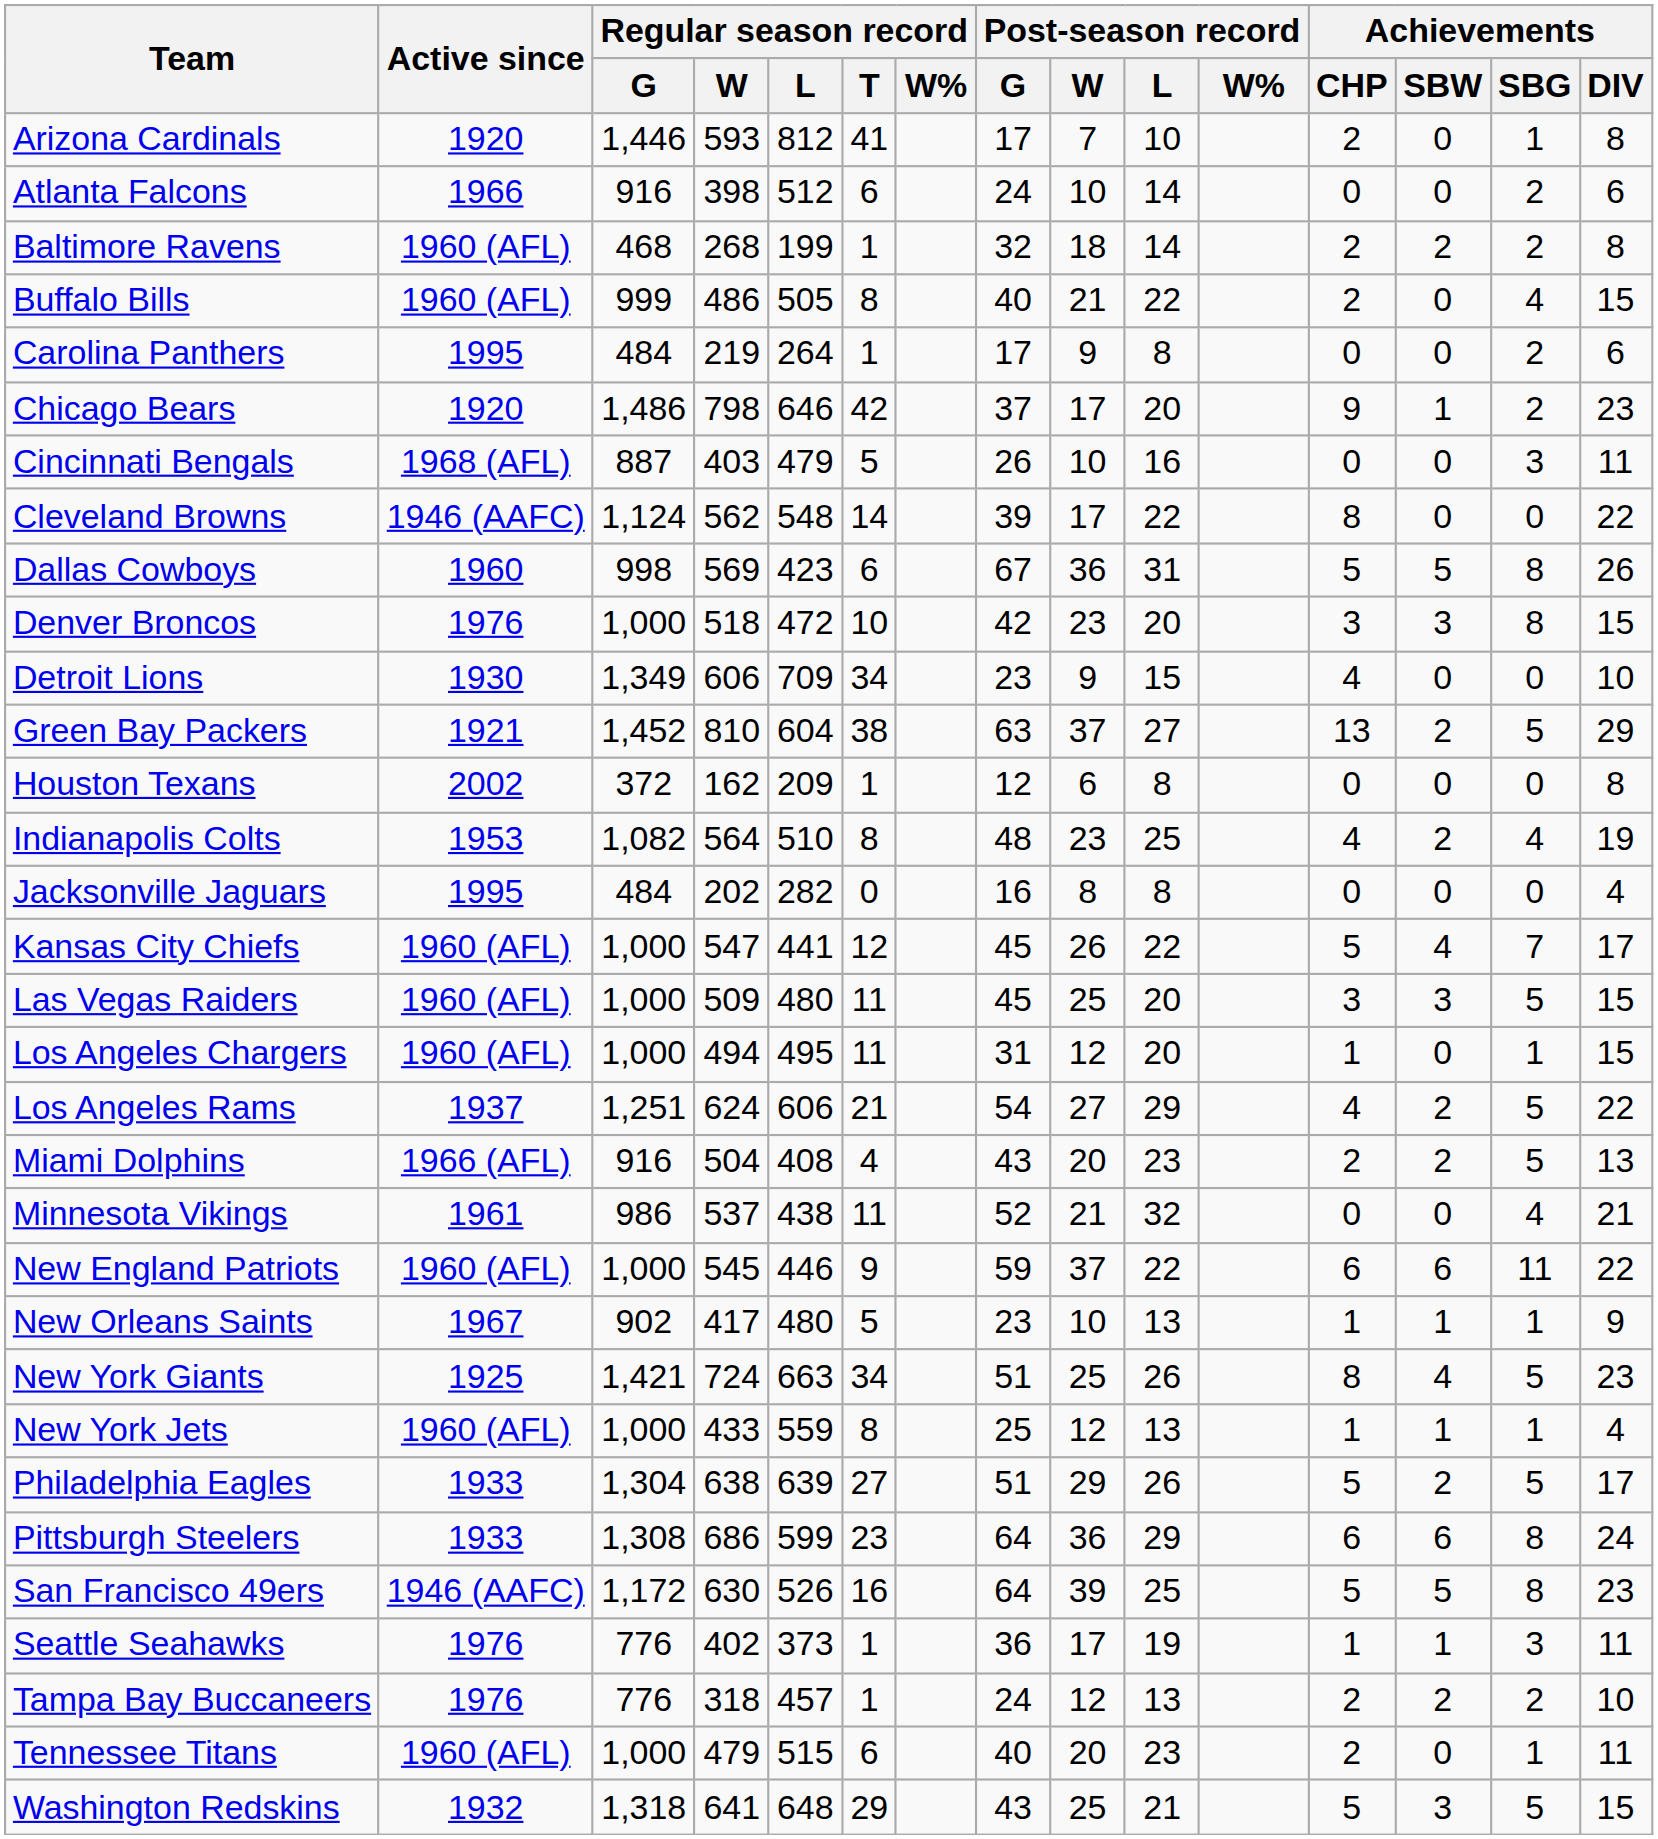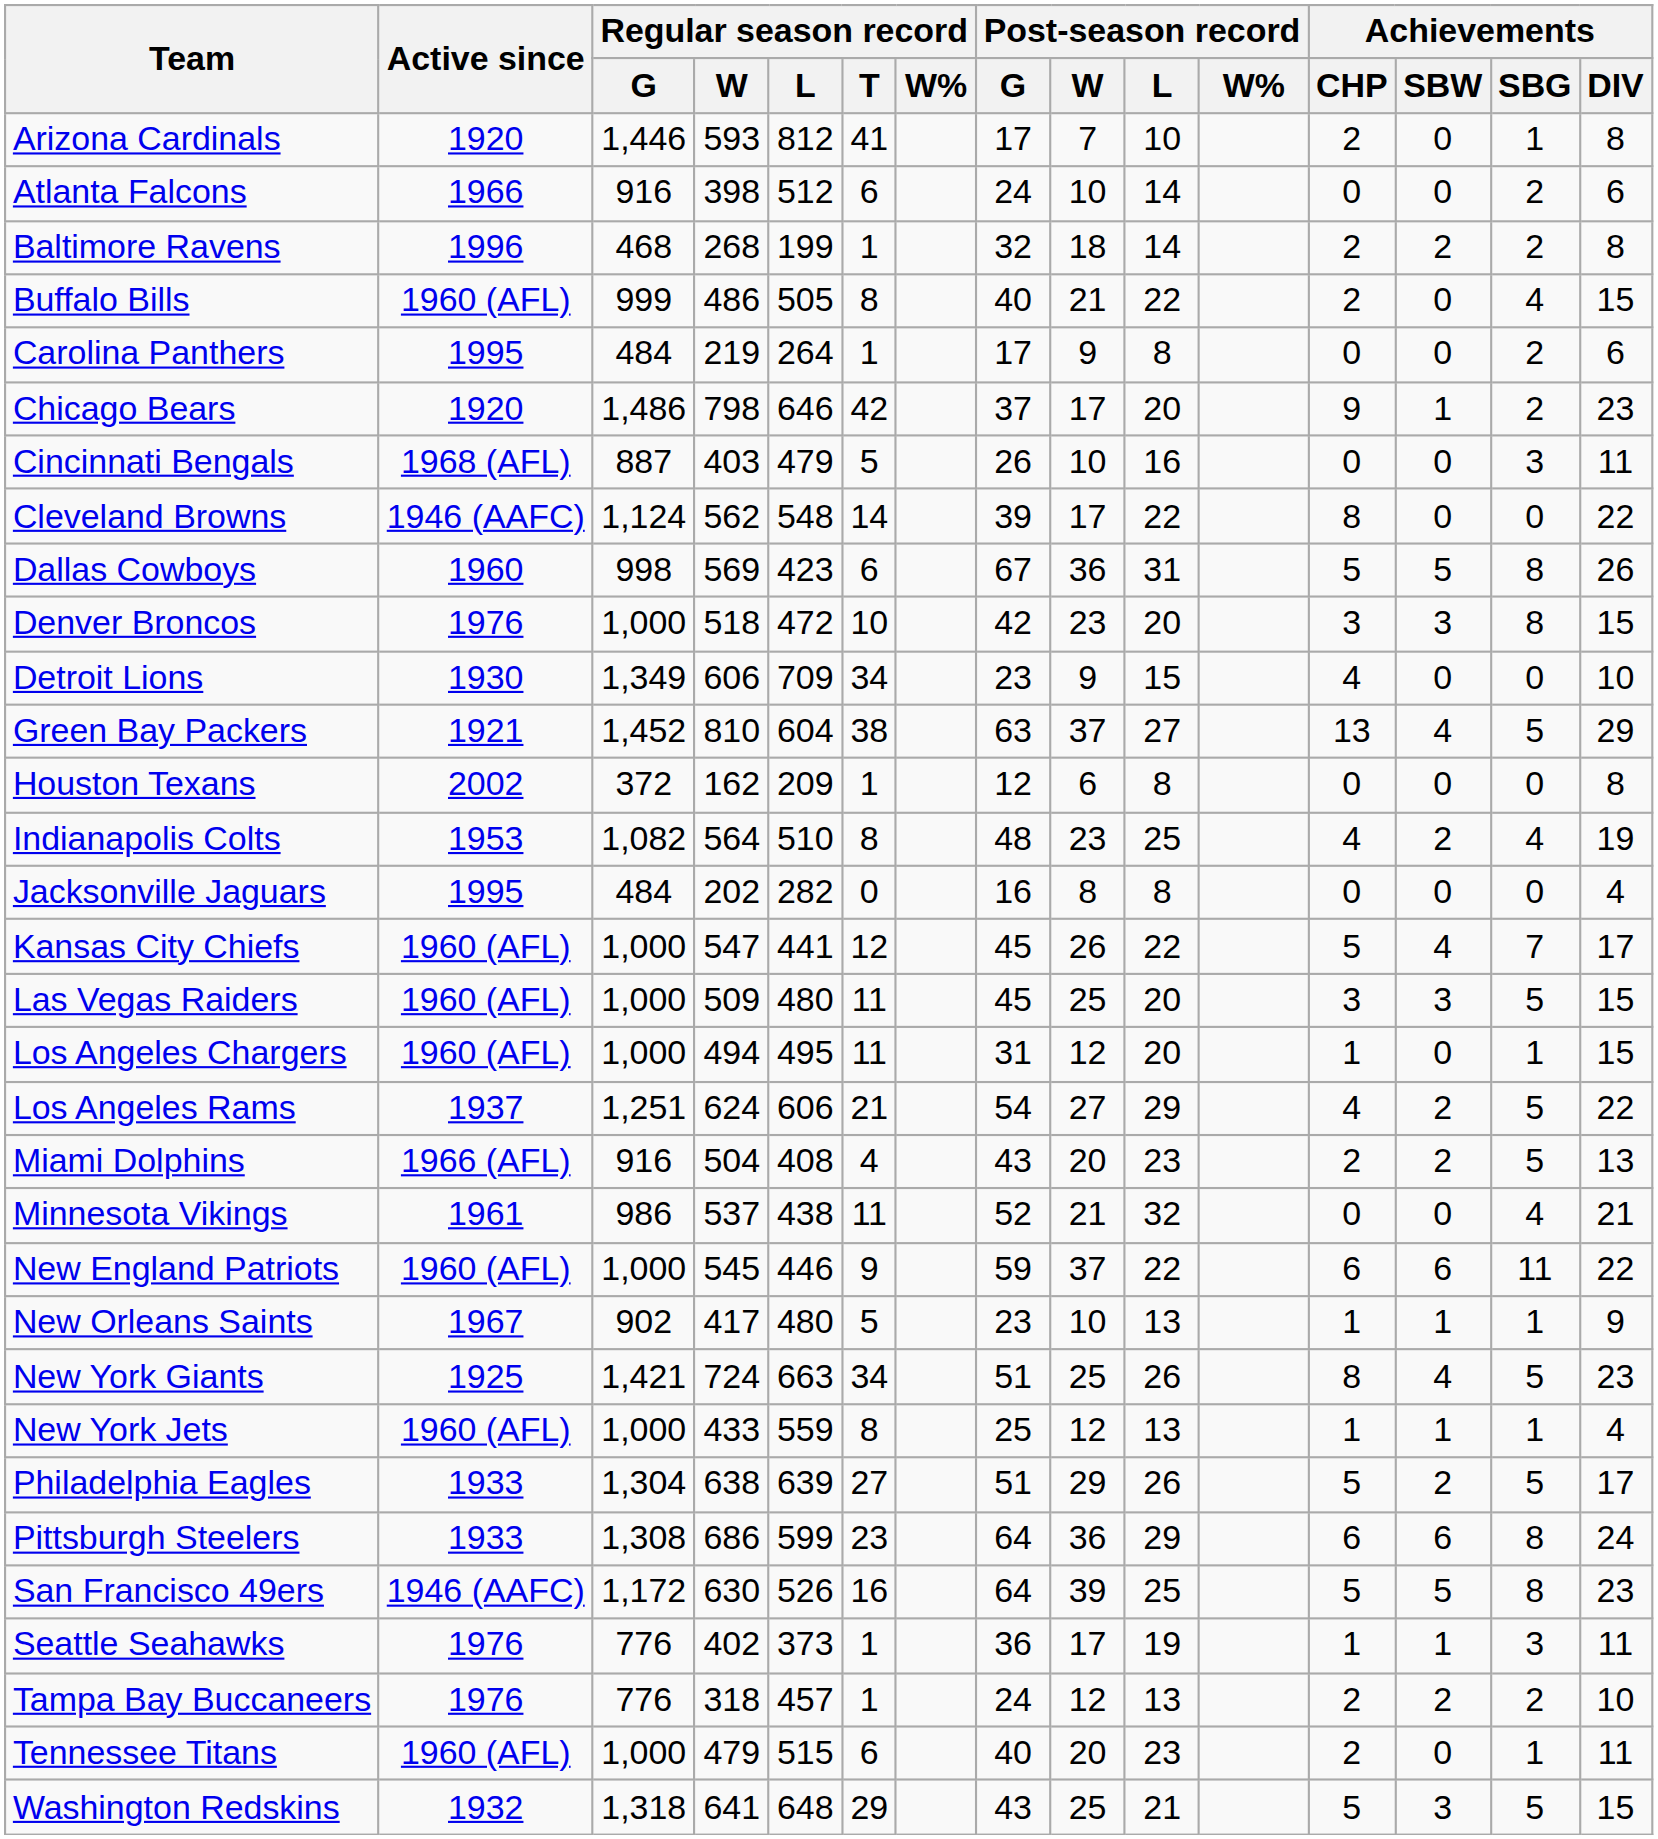(486, 246) 1960 (AFL) -> (486, 246) 1996
(1443, 730) 2 -> (1443, 730) 4
